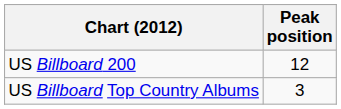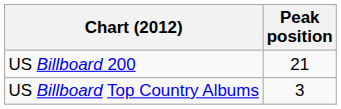(300, 63) 12 -> (300, 63) 21
